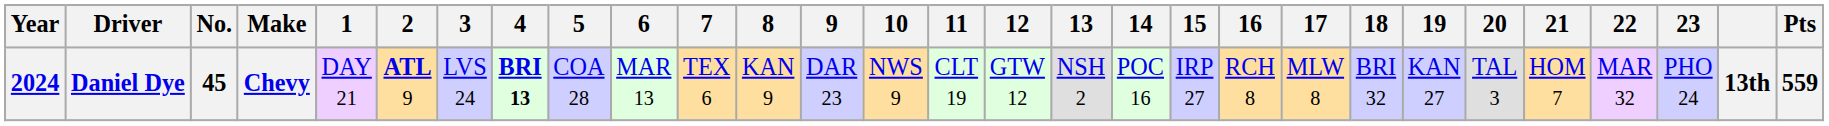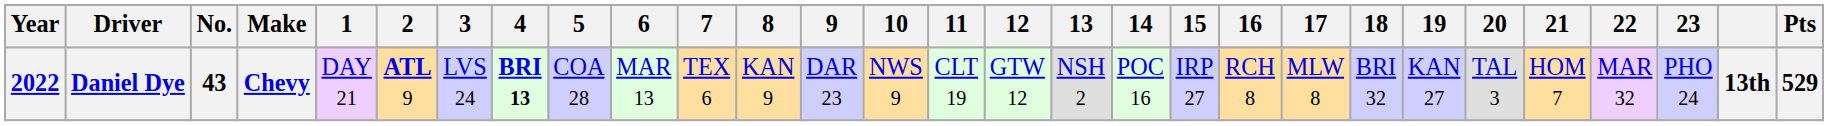(35, 82) 2024 -> (35, 82) 2022
(214, 82) 45 -> (214, 82) 43
(1800, 82) 559 -> (1800, 82) 529
